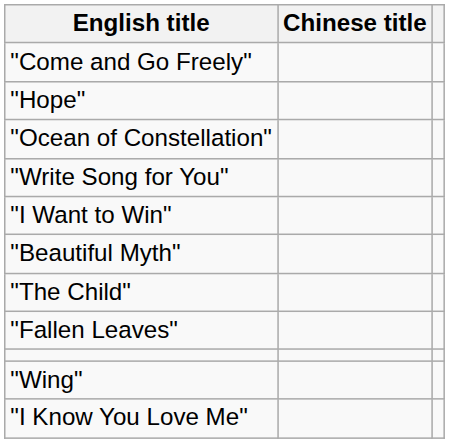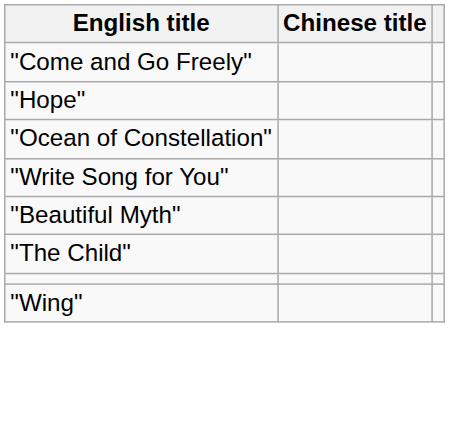- row: (91, 215)
- row: (94, 330)
- row: (129, 417)
